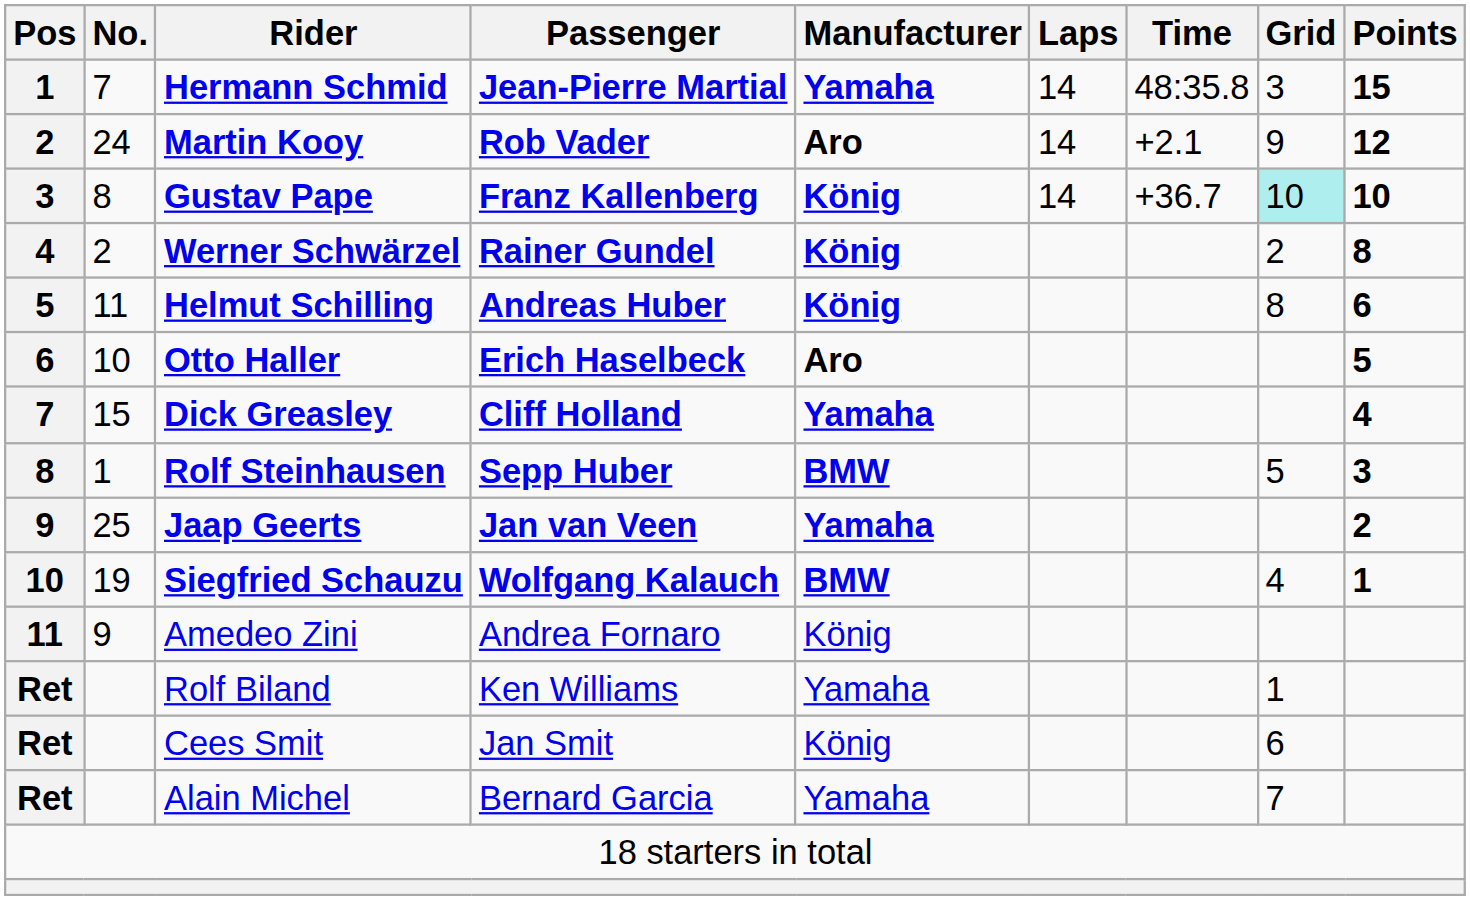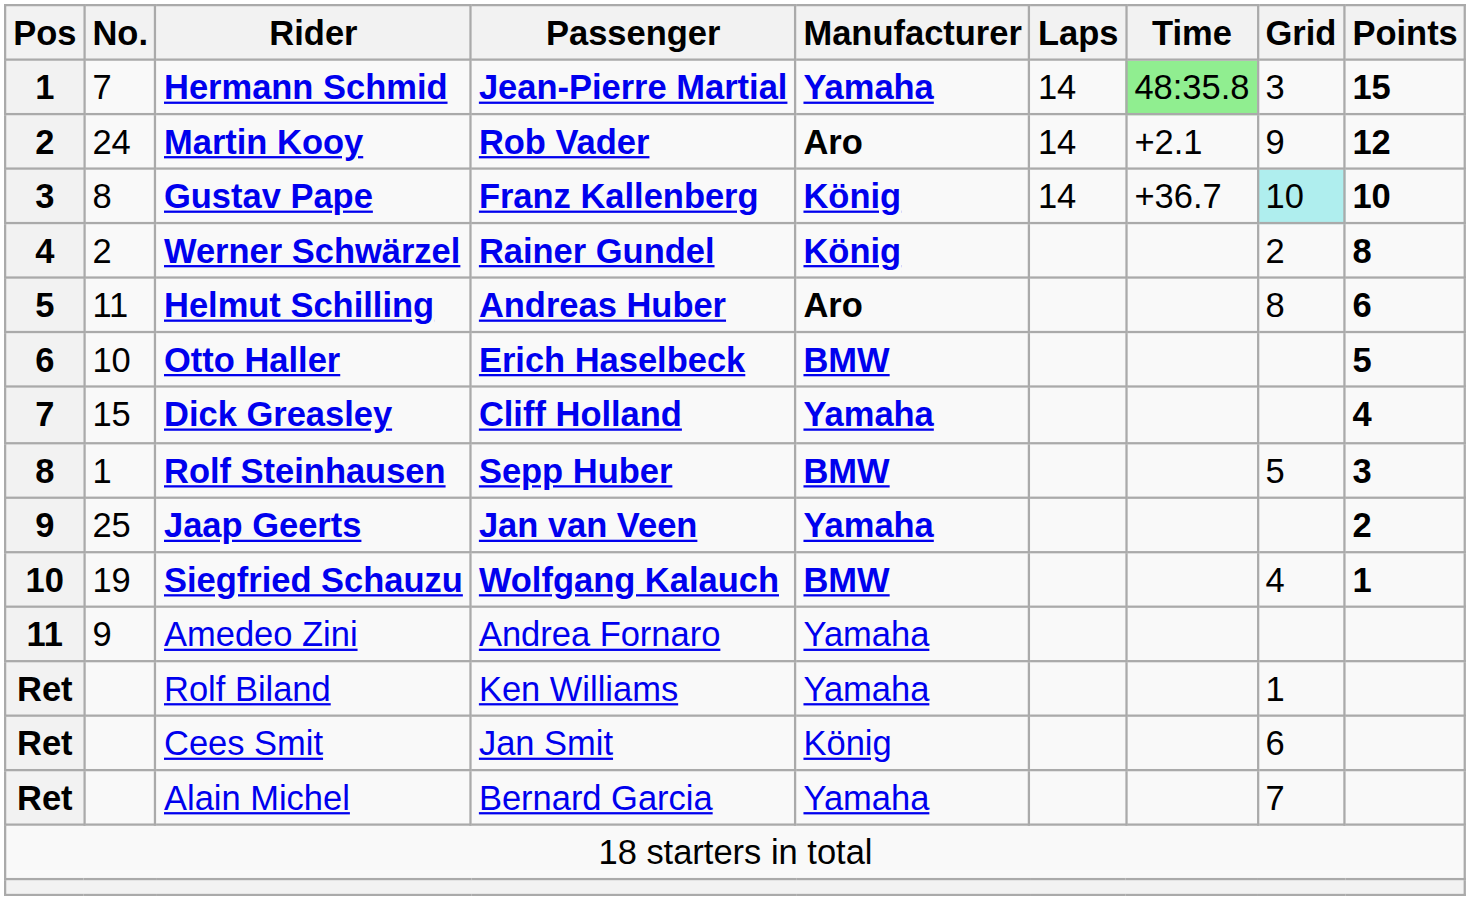(1192, 87) no background -> (1192, 87) lightgreen background
(852, 306) König -> (833, 306) Aro
(833, 360) Aro -> (847, 360) BMW
(848, 633) König -> (866, 633) Yamaha
